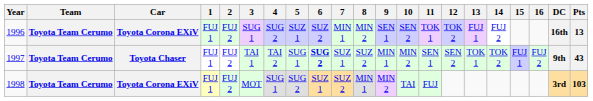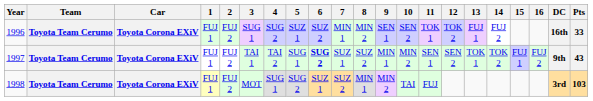(579, 32) 13 -> (579, 32) 33
(158, 58) Toyota Chaser -> (158, 58) Toyota Corona EXiV
